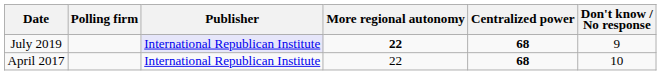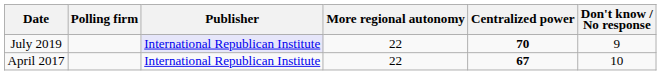(396, 43) bold -> (396, 43) normal
(523, 43) 68 -> (523, 43) 70
(523, 61) 68 -> (523, 61) 67
